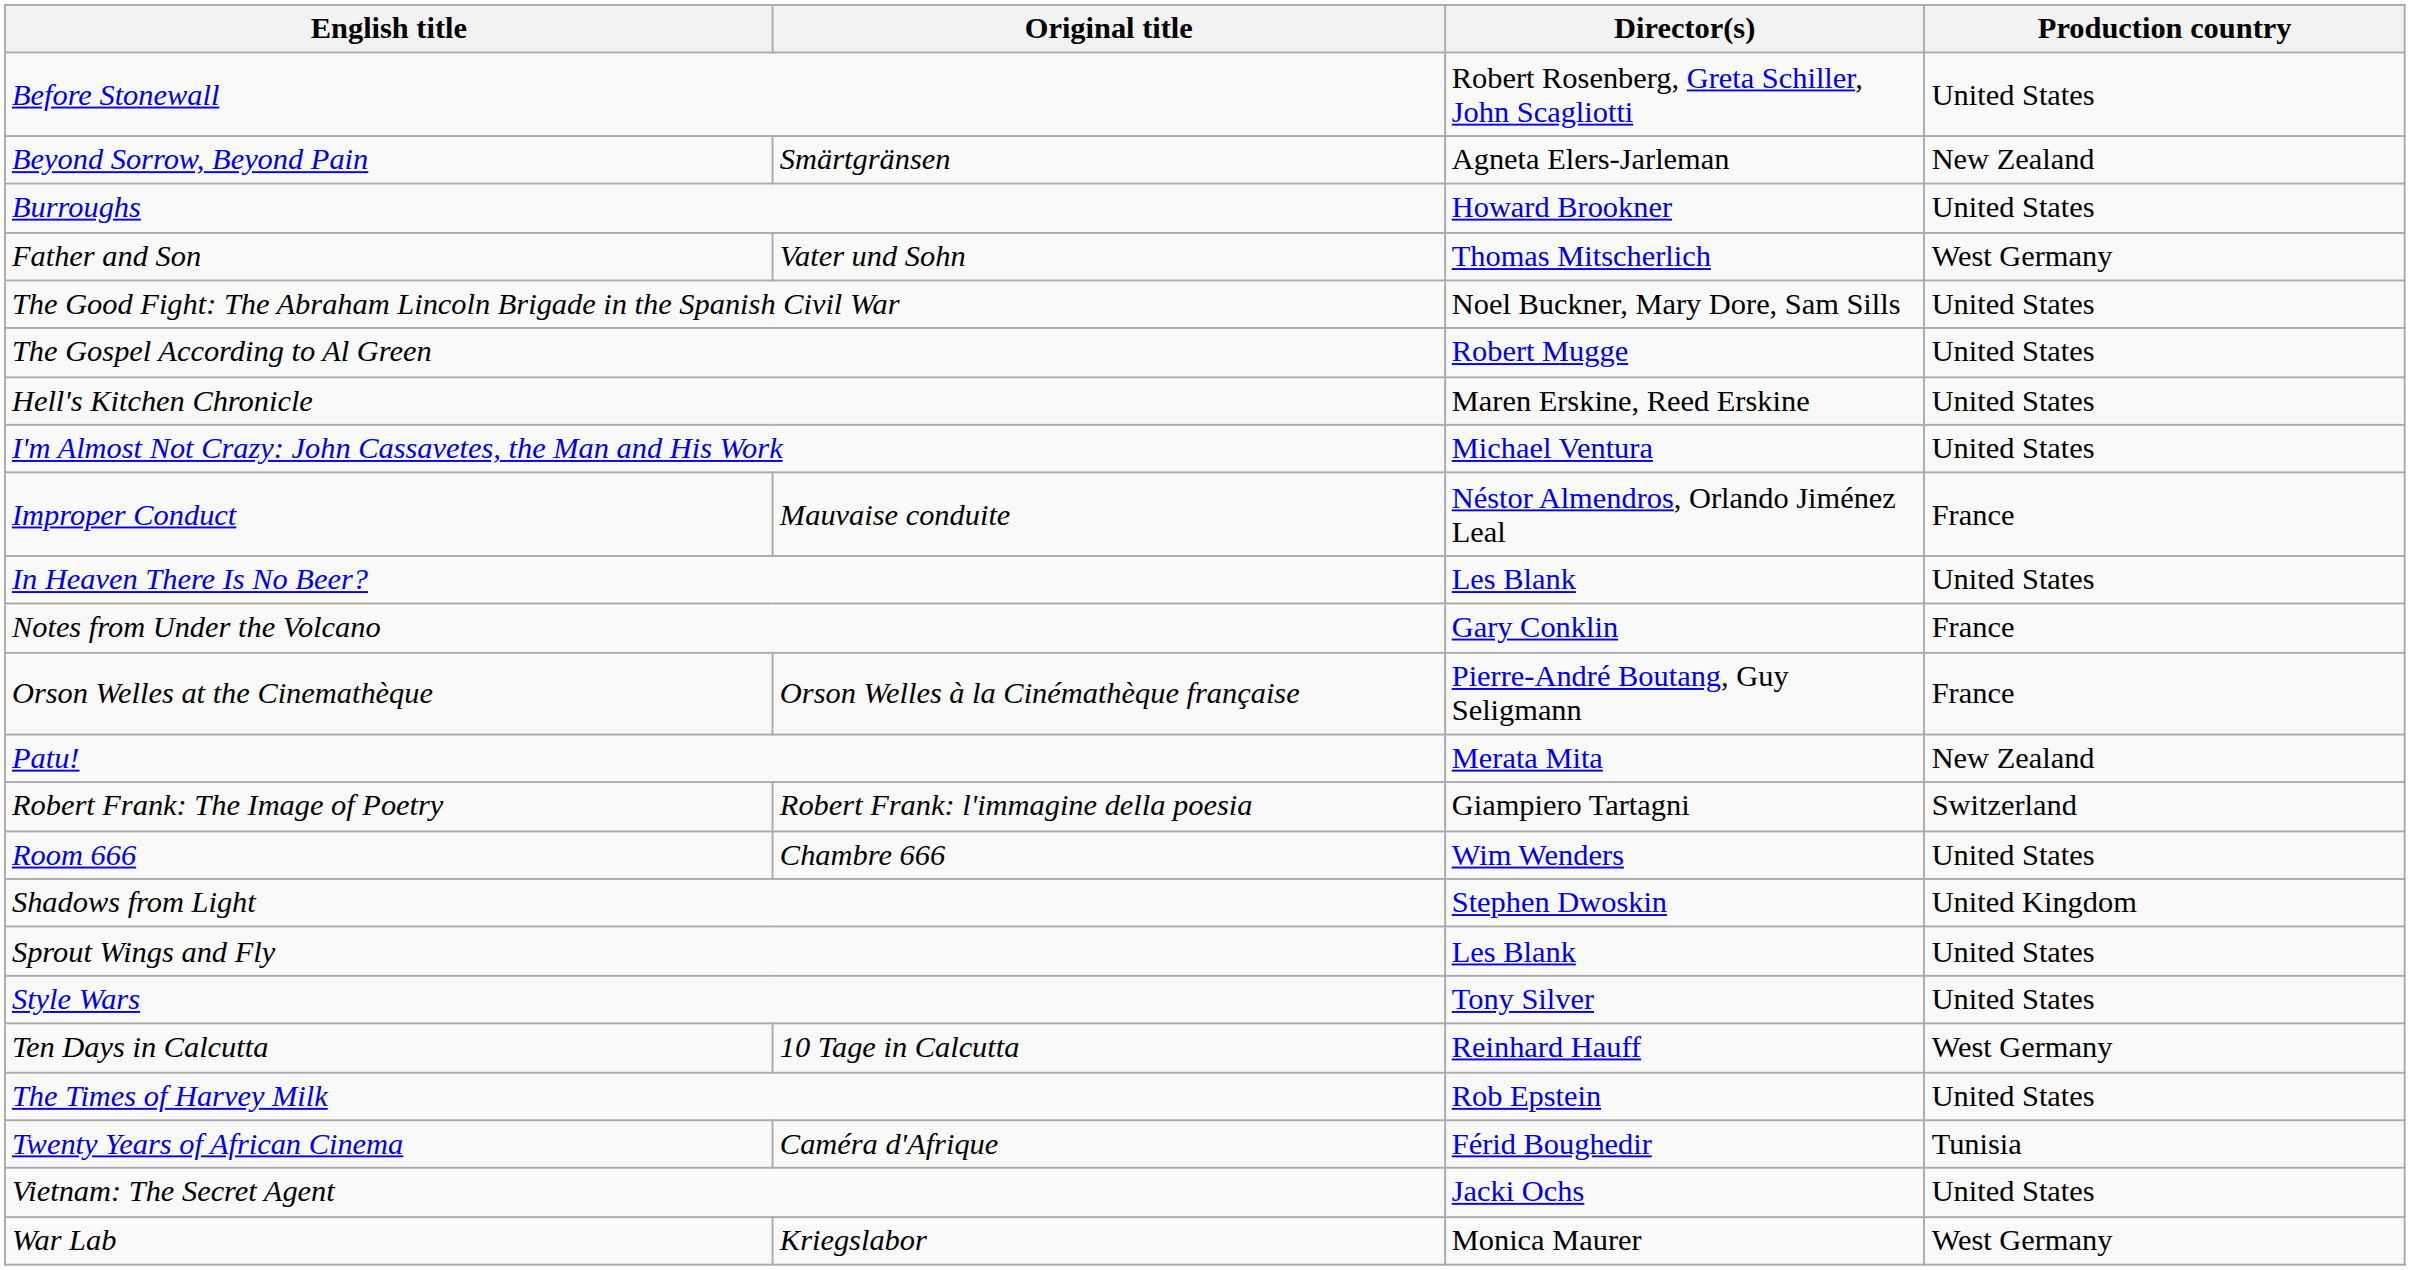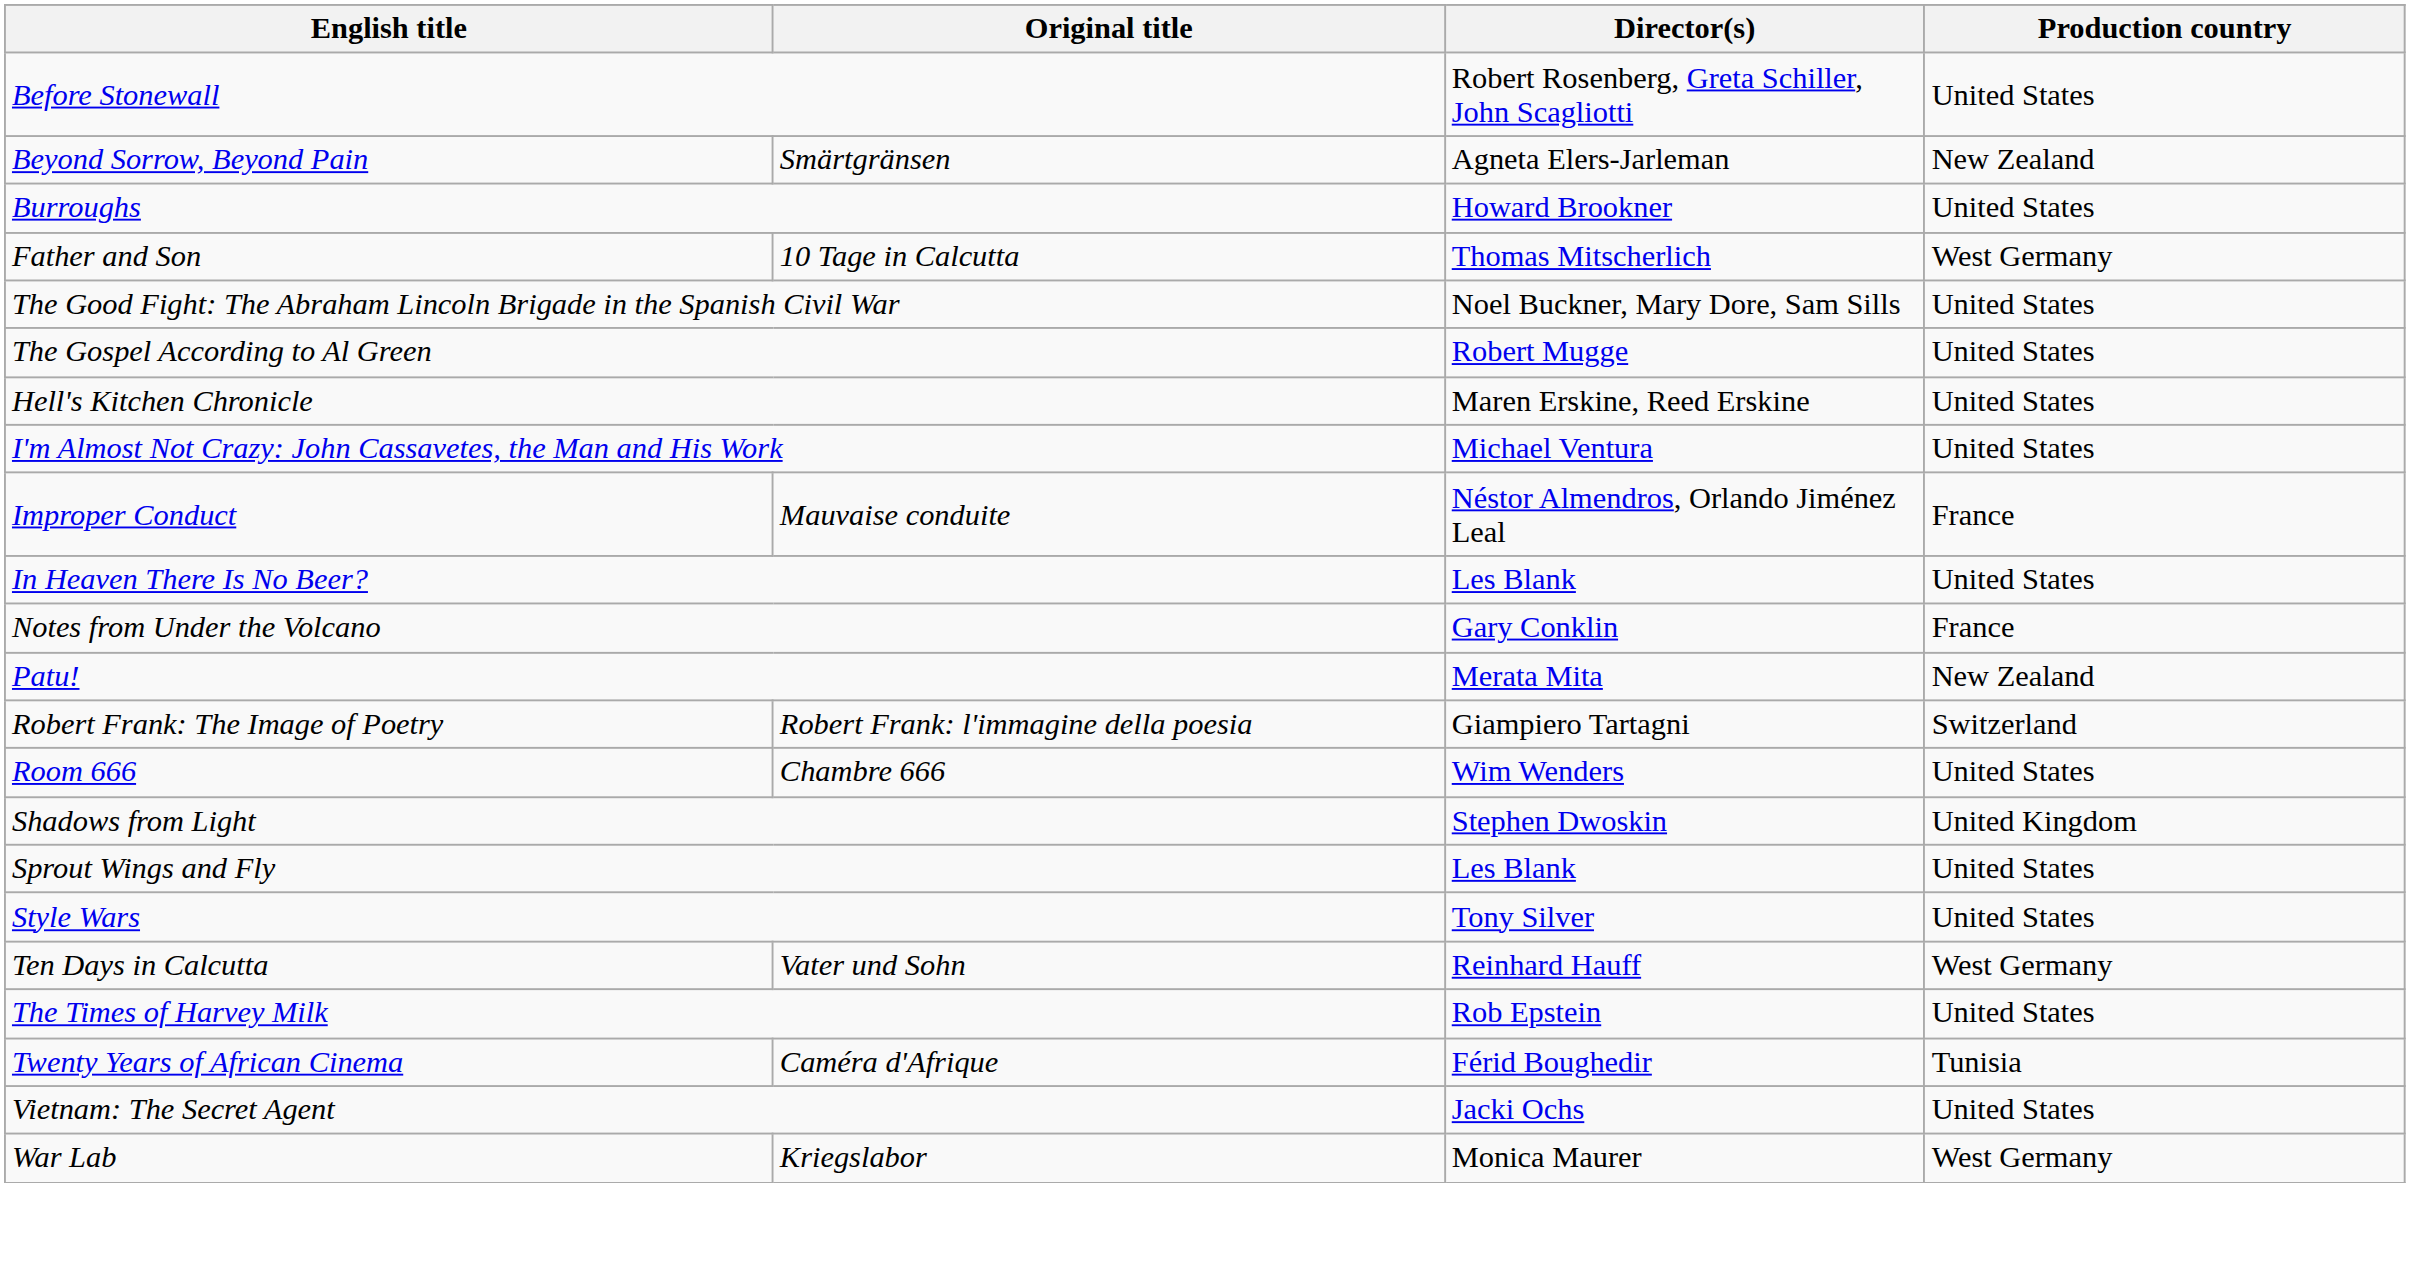(873, 255) Vater und Sohn -> (900, 255) 10 Tage in Calcutta
- row: (222, 692)
(900, 1047) 10 Tage in Calcutta -> (873, 964) Vater und Sohn
